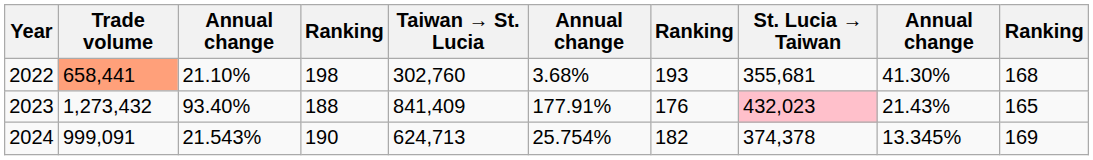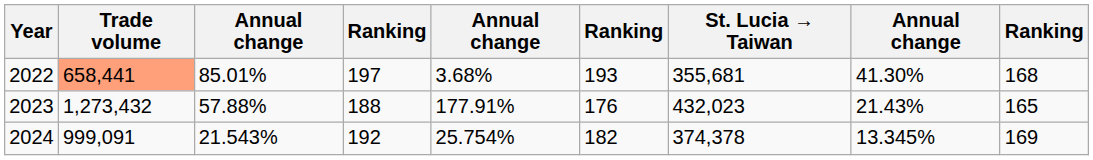- column: (458, 31)
(216, 74) 21.10% -> (233, 74) 85.01%
(322, 74) 198 -> (364, 74) 197
(216, 106) 93.40% -> (233, 106) 57.88%
(779, 106) pink background -> (709, 106) no background
(322, 138) 190 -> (364, 138) 192
